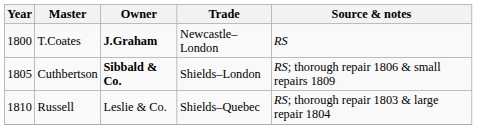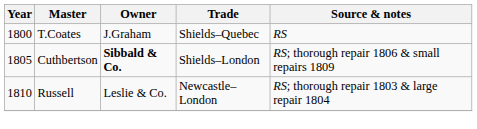(130, 40) bold -> (127, 33) normal
(209, 40) Newcastle–London -> (219, 33) Shields–Quebec
(220, 107) Shields–Quebec -> (208, 93) Newcastle–London
